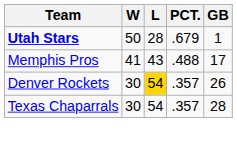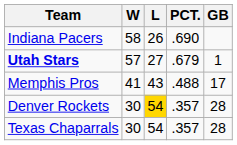+ row: (55, 38)
(133, 38) 50 -> (133, 60) 57
(155, 38) 28 -> (155, 60) 27
(218, 83) 26 -> (218, 106) 28
